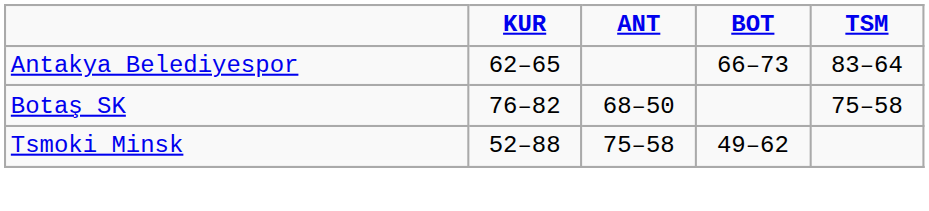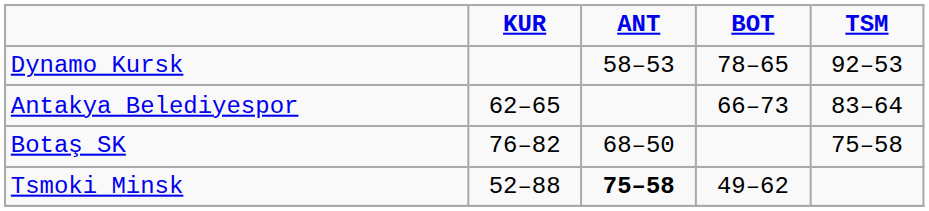+ row: (97, 65)
(639, 146) normal -> (639, 186) bold
